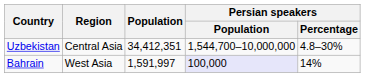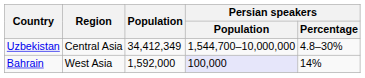(154, 47) 34,412,351 -> (154, 47) 34,412,349
(151, 64) 1,591,997 -> (151, 64) 1,592,000
